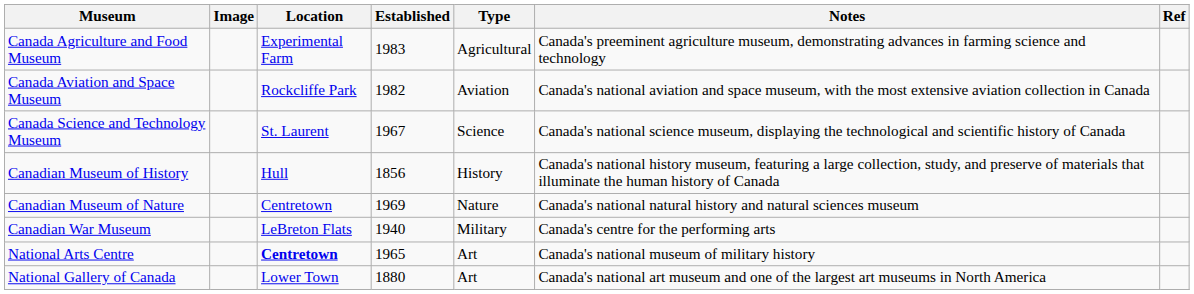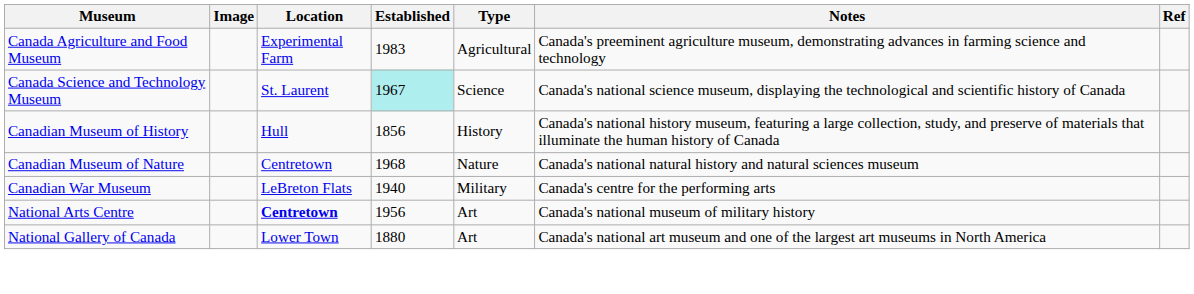- row: (91, 90)
(390, 131) no background -> (390, 90) paleturquoise background
(390, 205) 1969 -> (390, 164) 1968
(390, 253) 1965 -> (390, 212) 1956
